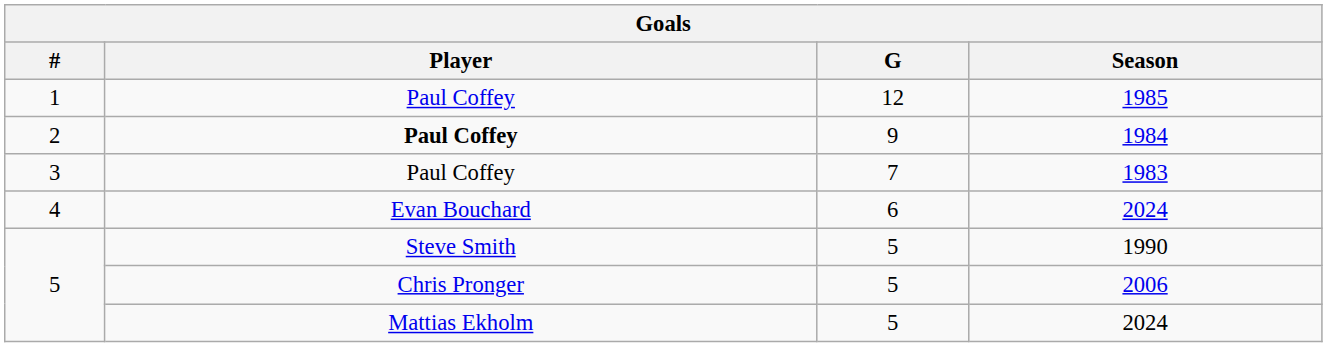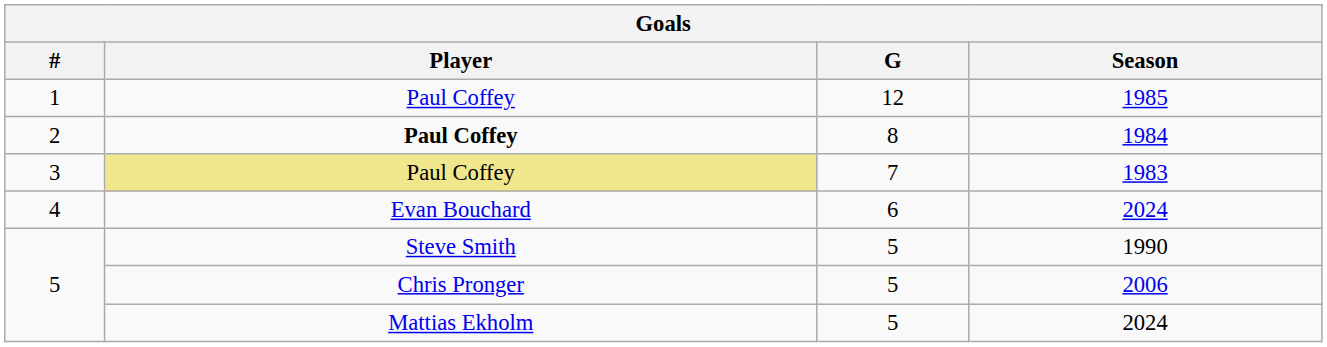(893, 135) 9 -> (893, 135) 8
(461, 172) no background -> (461, 172) khaki background
